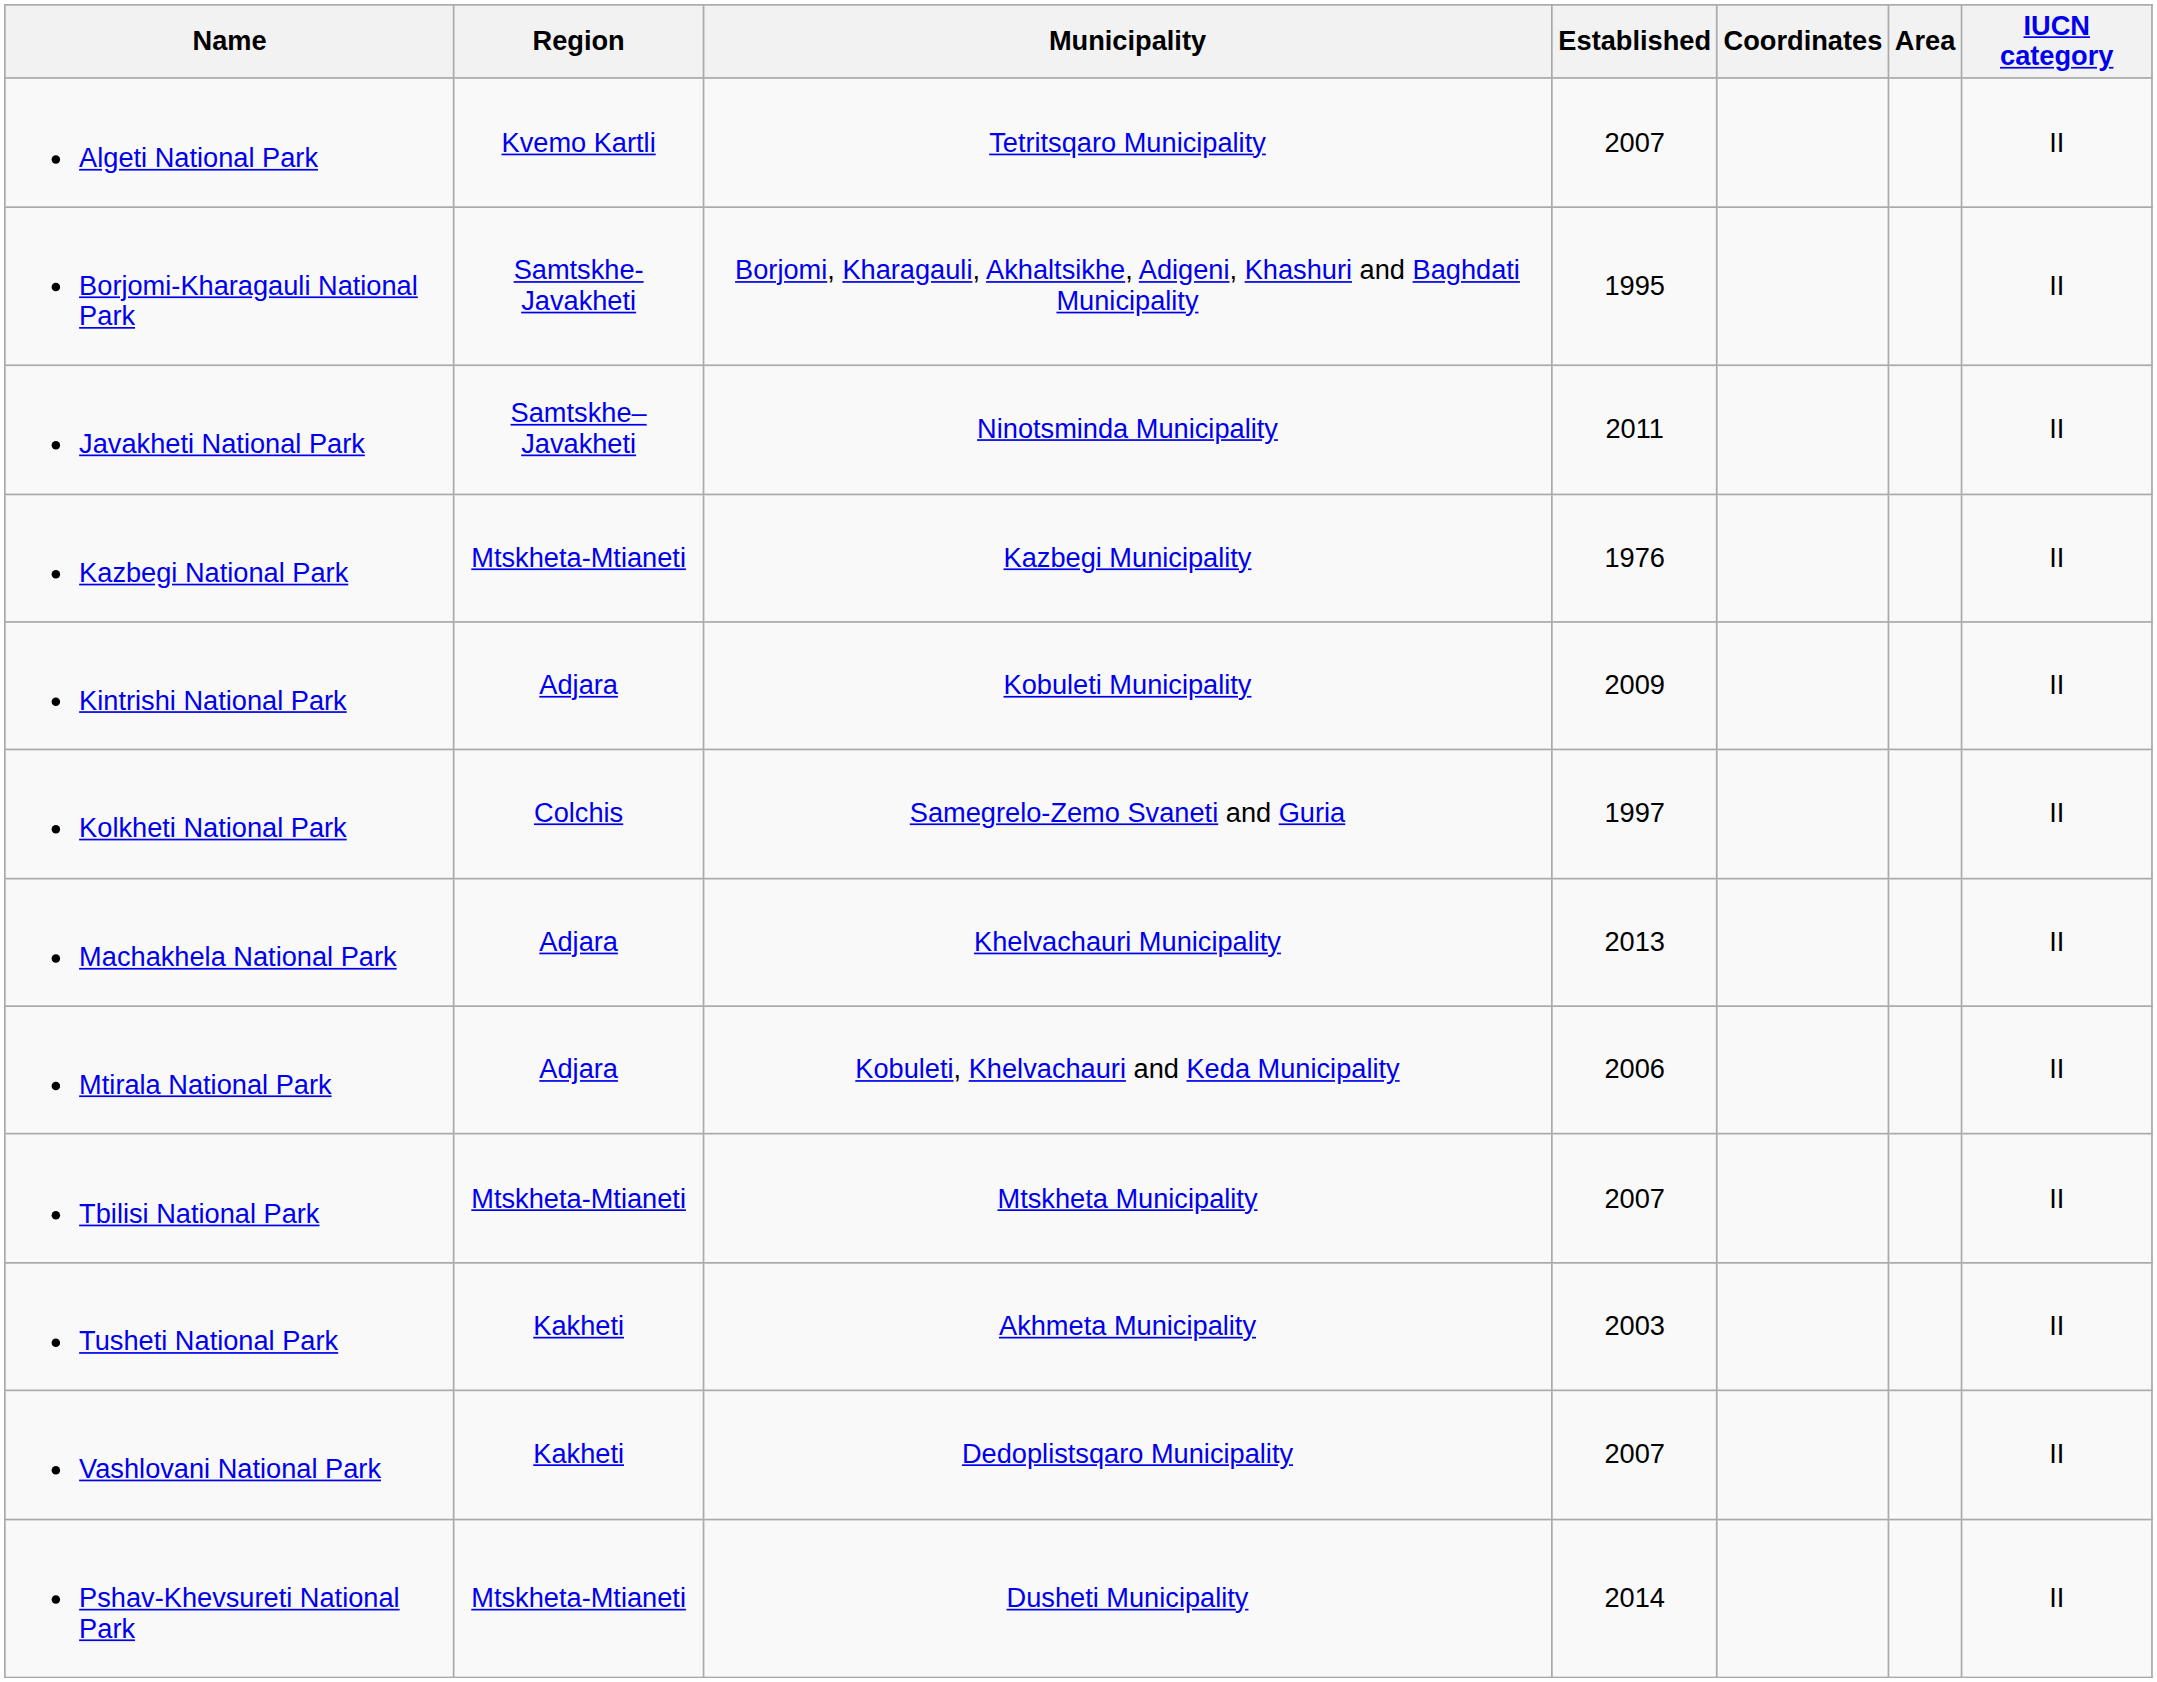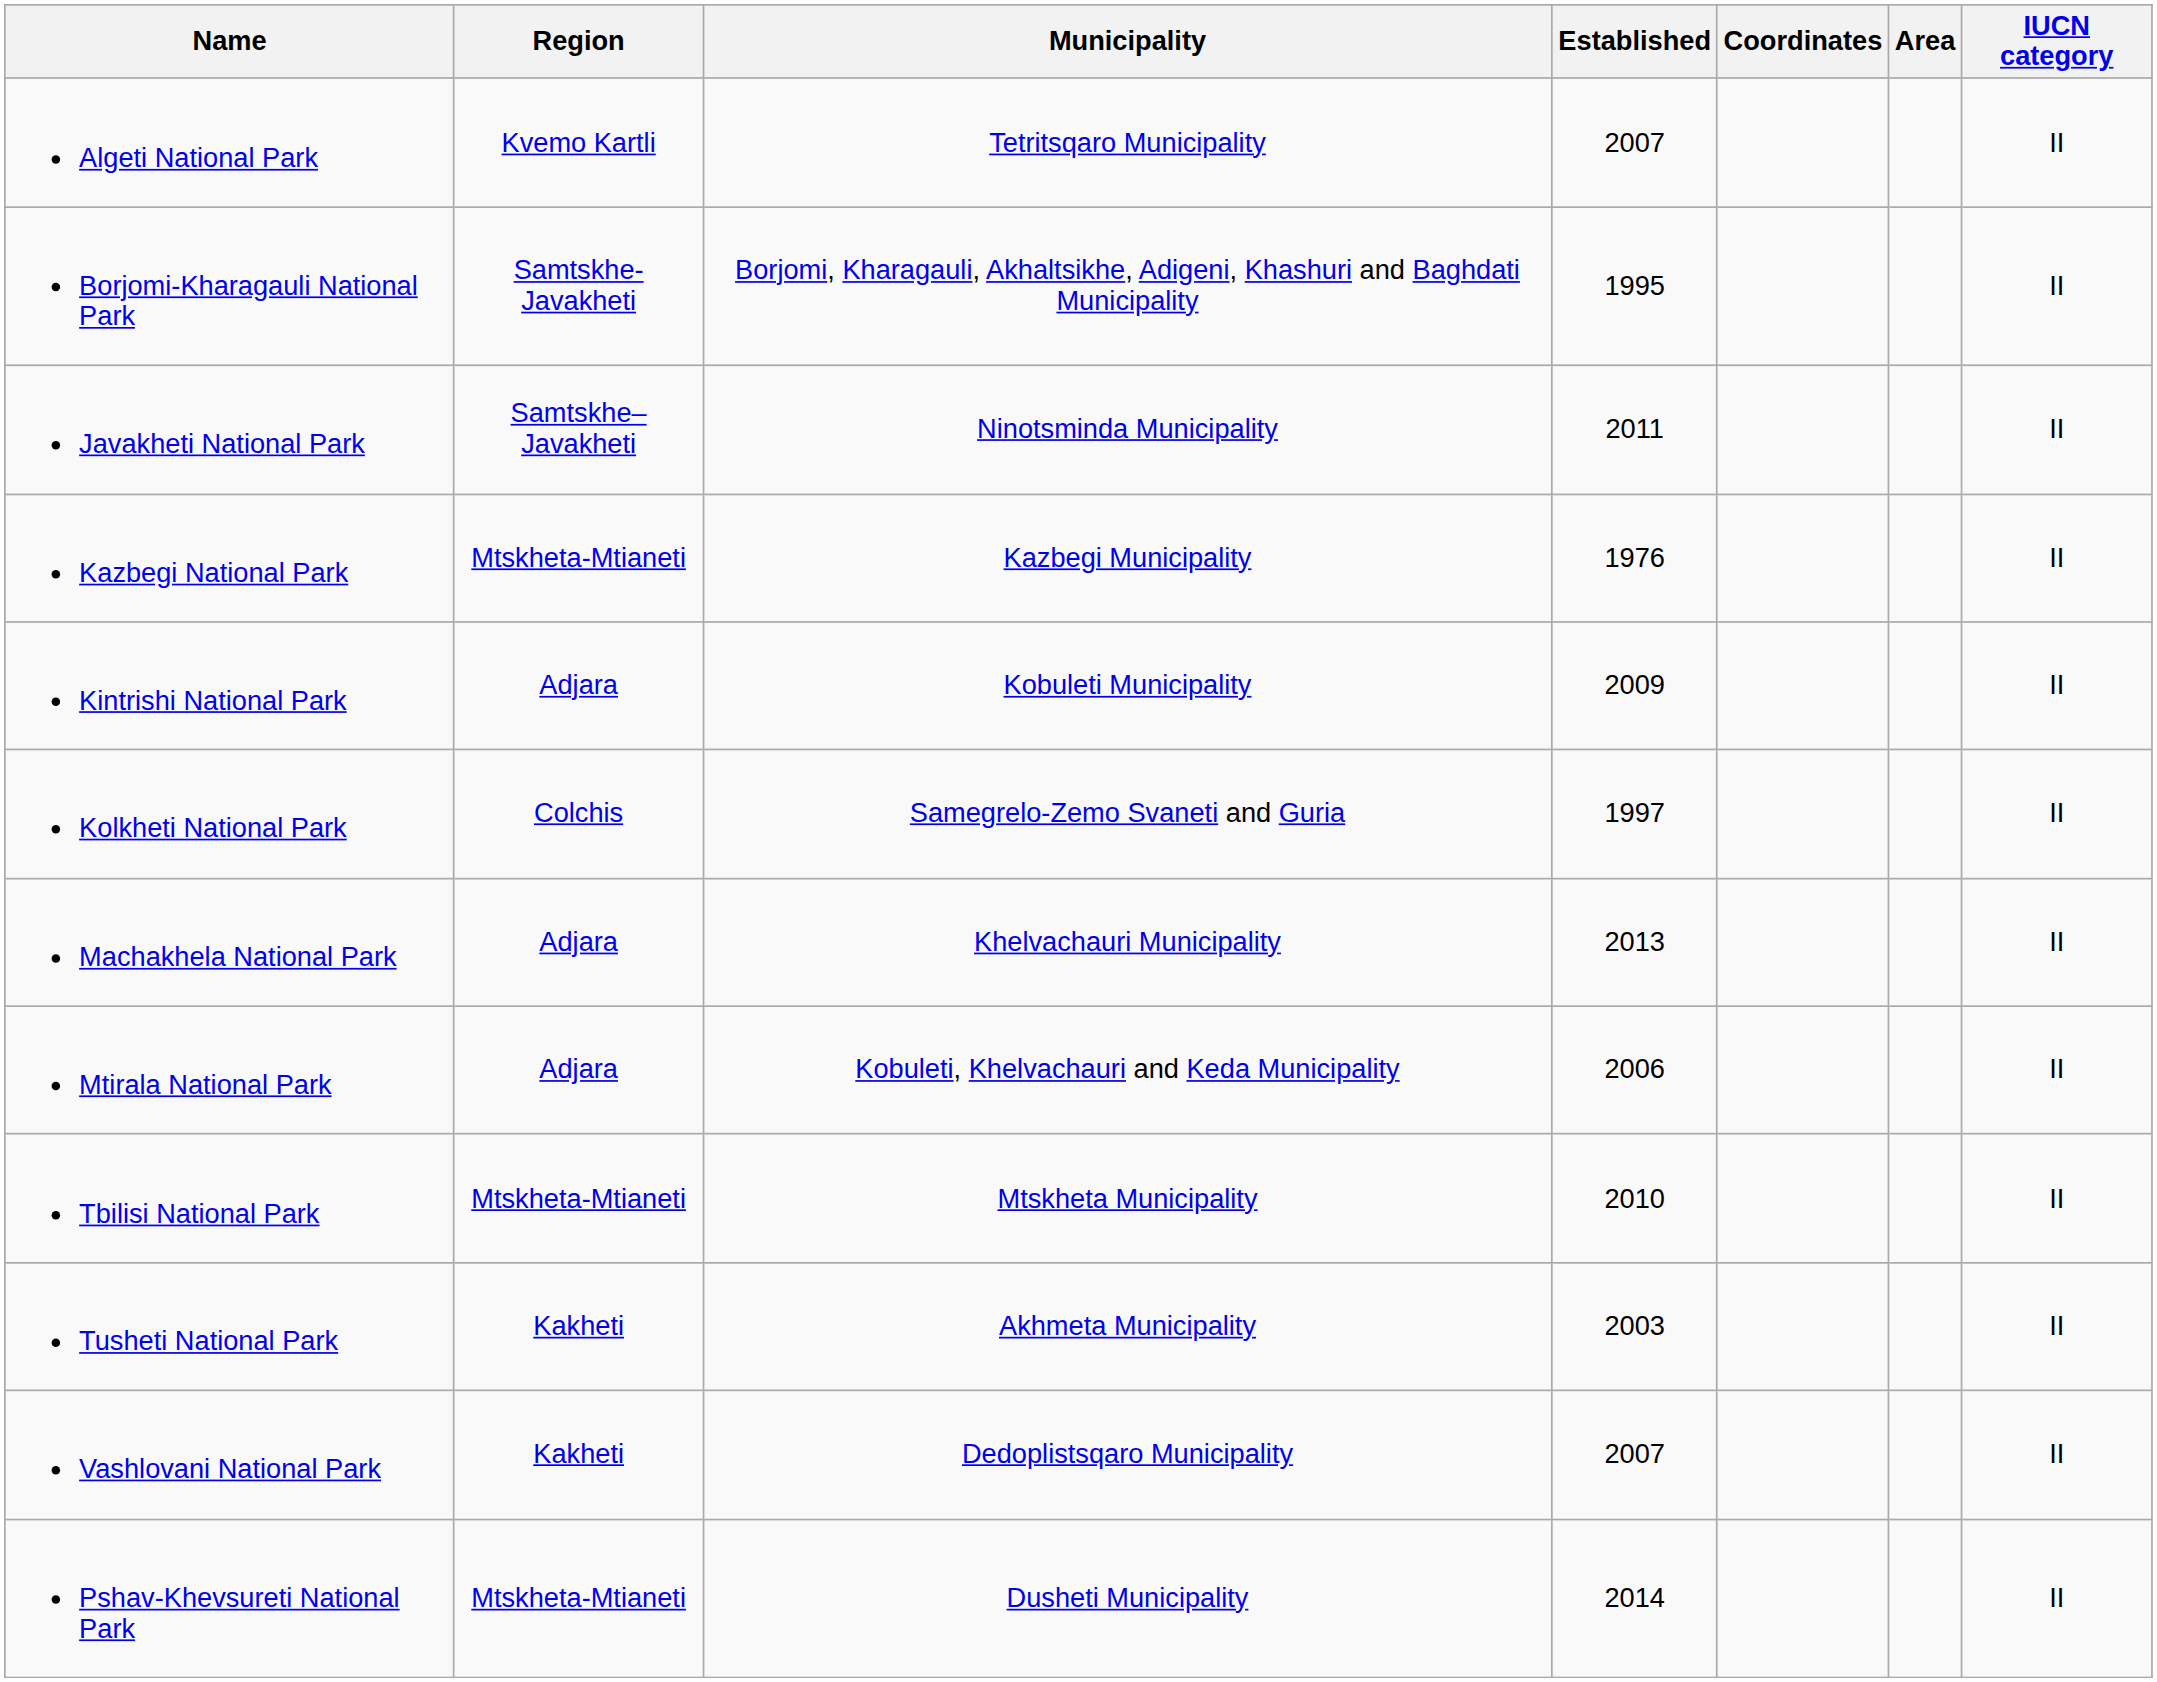(1635, 1198) 2007 -> (1635, 1198) 2010
